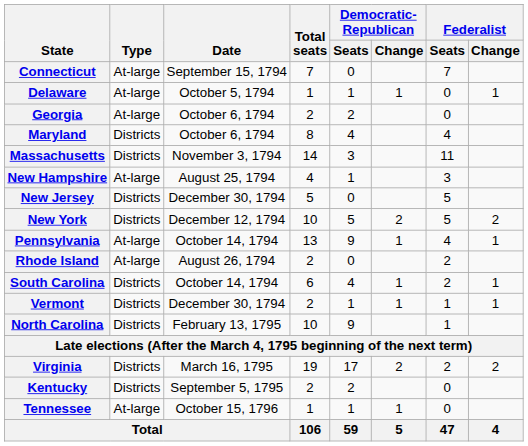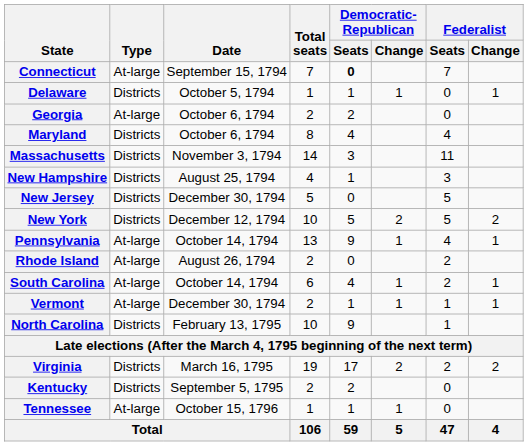(351, 72) normal -> (351, 72) bold
(137, 93) At-large -> (137, 93) Districts
(137, 177) At-large -> (137, 177) Districts
(137, 282) Districts -> (137, 282) At-large
(137, 303) Districts -> (137, 303) At-large
